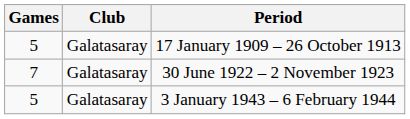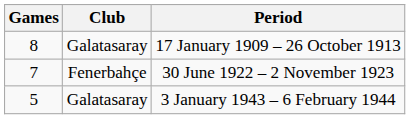(34, 45) 5 -> (34, 45) 8
(107, 72) Galatasaray -> (107, 72) Fenerbahçe
